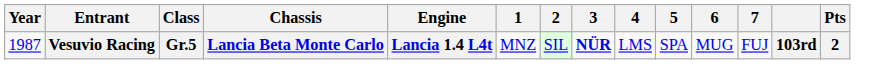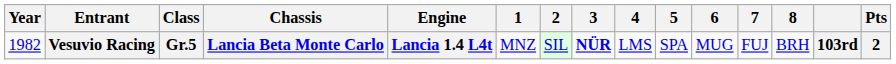+ column: (793, 18)
(25, 45) 1987 -> (25, 45) 1982
